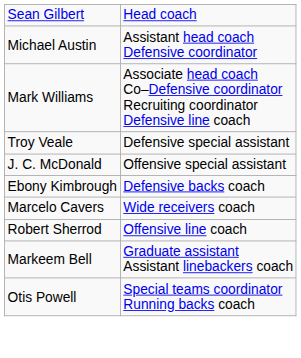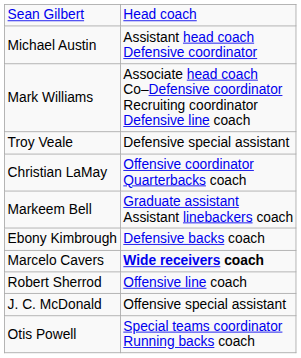+ row: (57, 172)
rows swapped: (55, 164) <-> (50, 259)
(189, 208) normal -> (194, 261) bold
